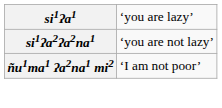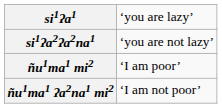+ row: (61, 66)
